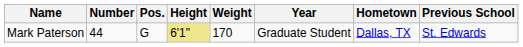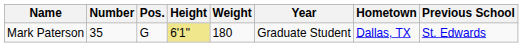(96, 32) 44 -> (96, 32) 35
(222, 32) 170 -> (222, 32) 180
